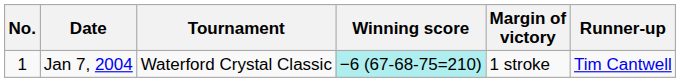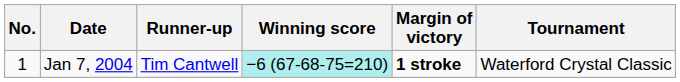columns swapped: (236, 28) <-> (623, 28)
(520, 64) normal -> (429, 64) bold
